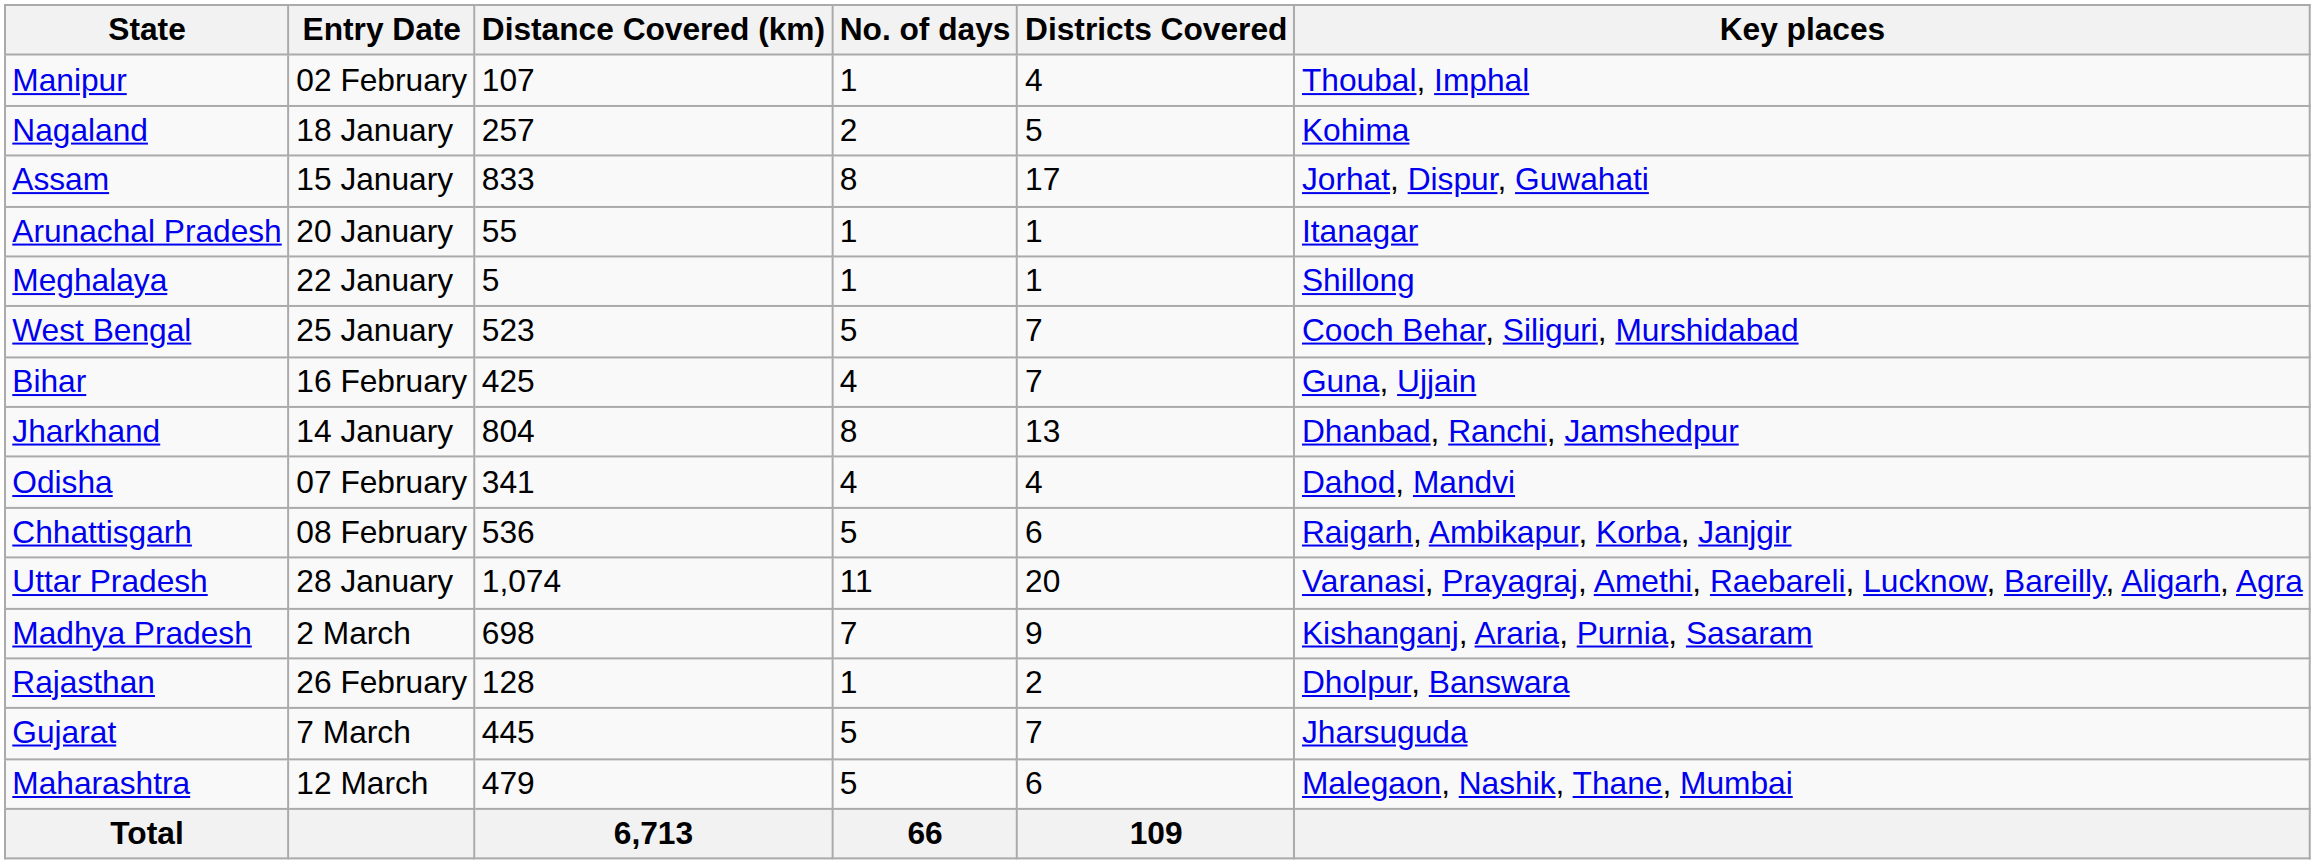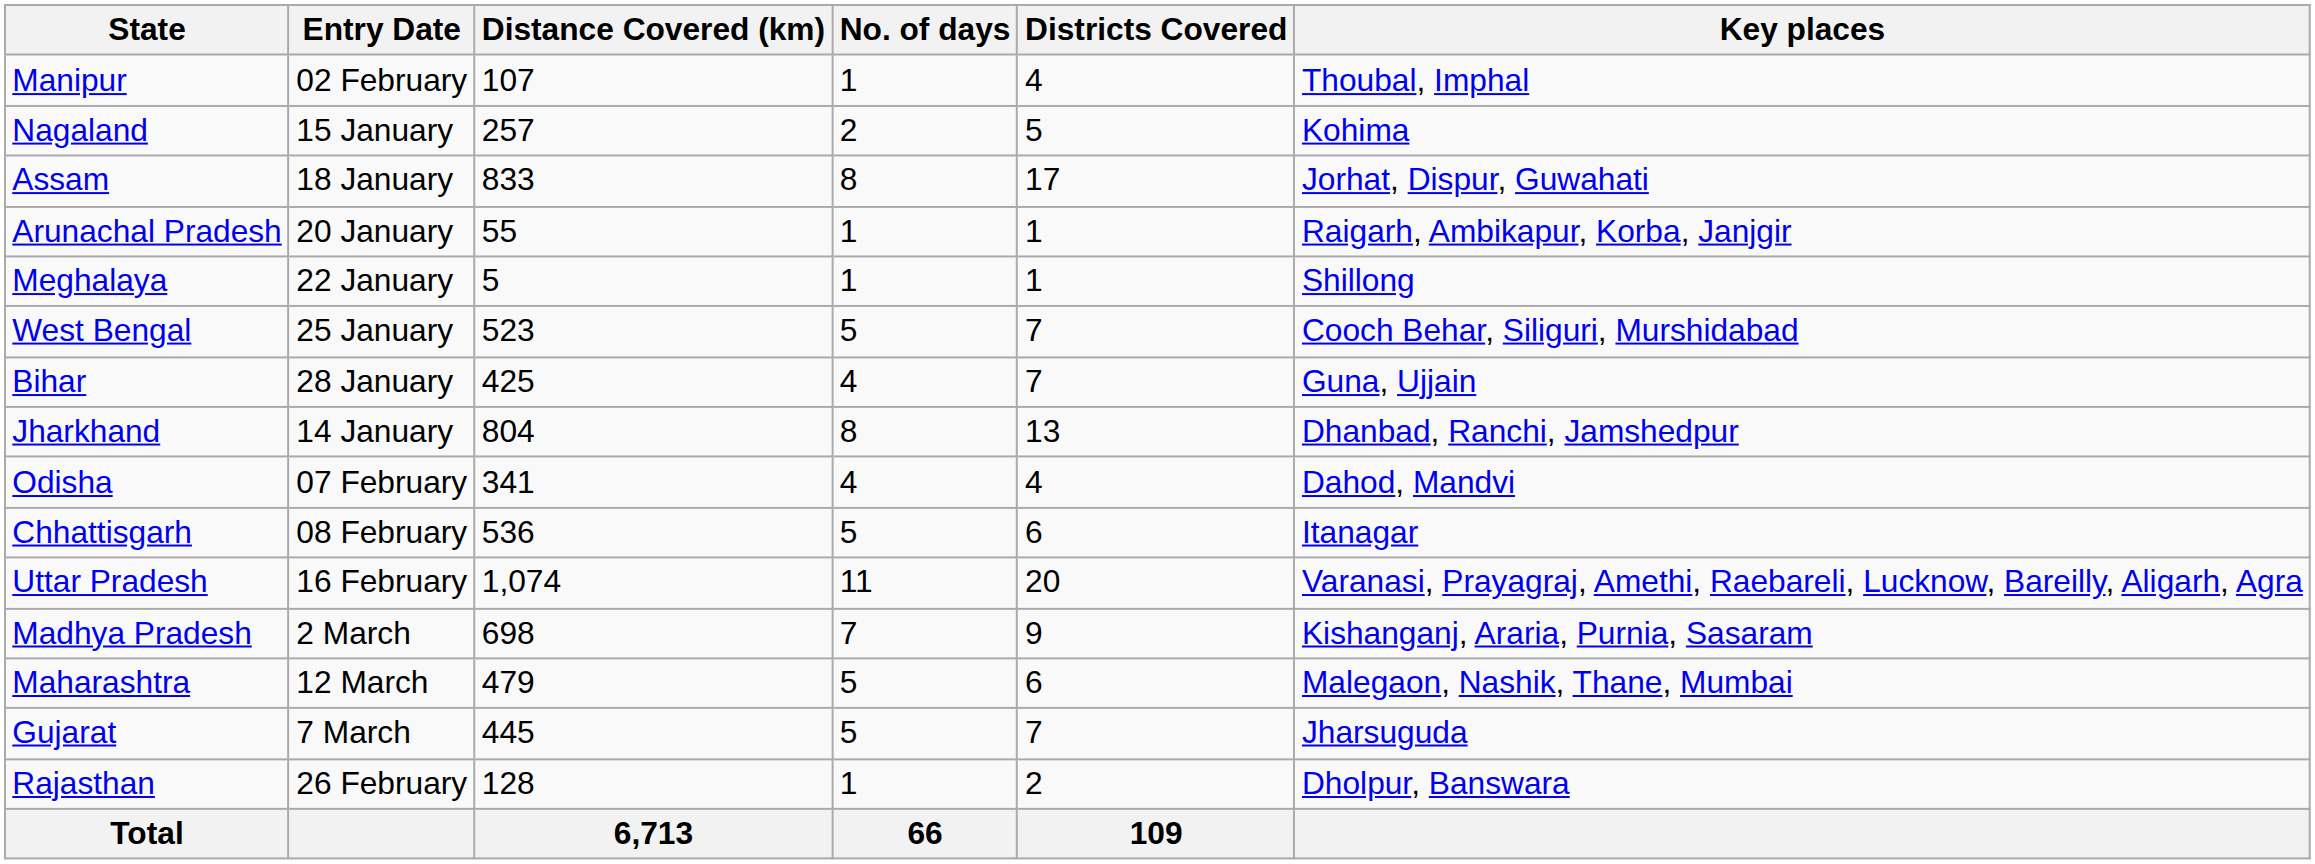(375, 130) 18 January -> (375, 130) 15 January
(375, 180) 15 January -> (375, 180) 18 January
(1360, 230) Itanagar -> (1547, 230) Raigarh, Ambikapur, Korba, Janjgir
(382, 381) 16 February -> (375, 381) 28 January
(1547, 532) Raigarh, Ambikapur, Korba, Janjgir -> (1360, 532) Itanagar
(375, 582) 28 January -> (382, 582) 16 February
rows swapped: (84, 682) <-> (101, 783)
